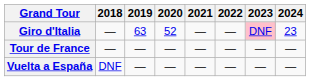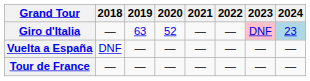(291, 31) no background -> (291, 31) lightblue background
rows swapped: (50, 48) <-> (50, 66)
